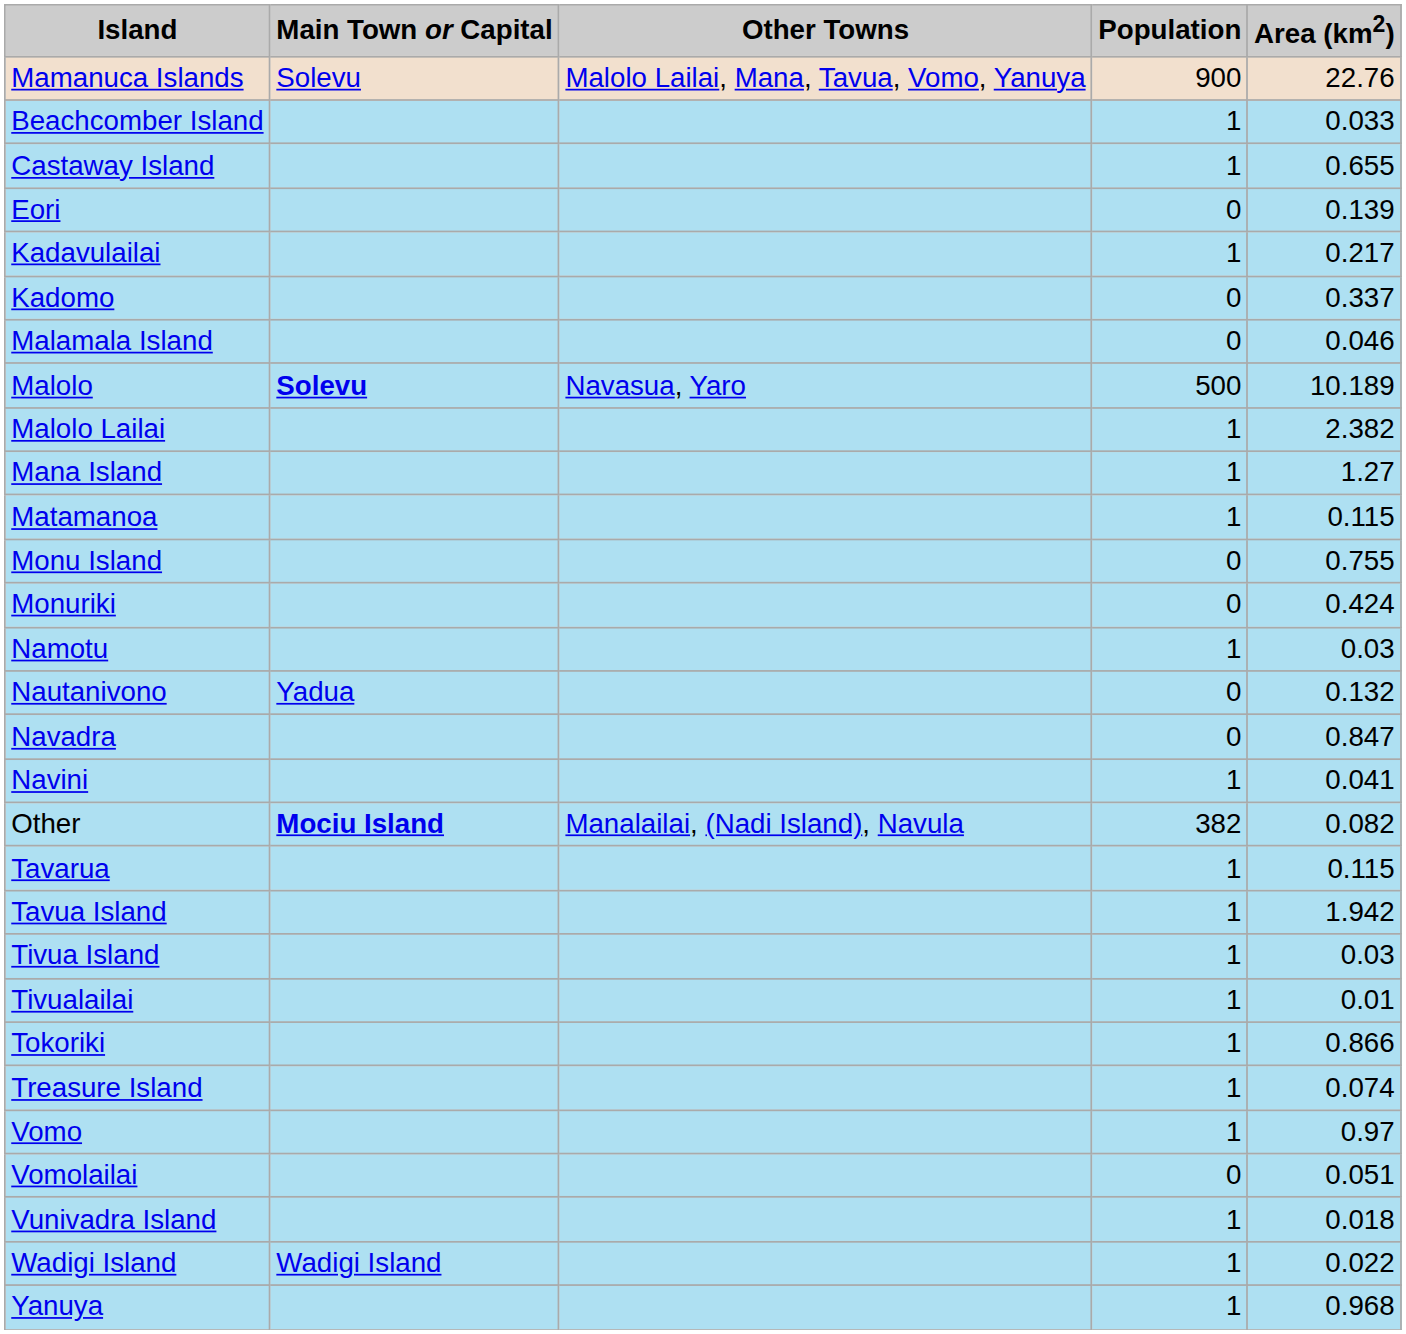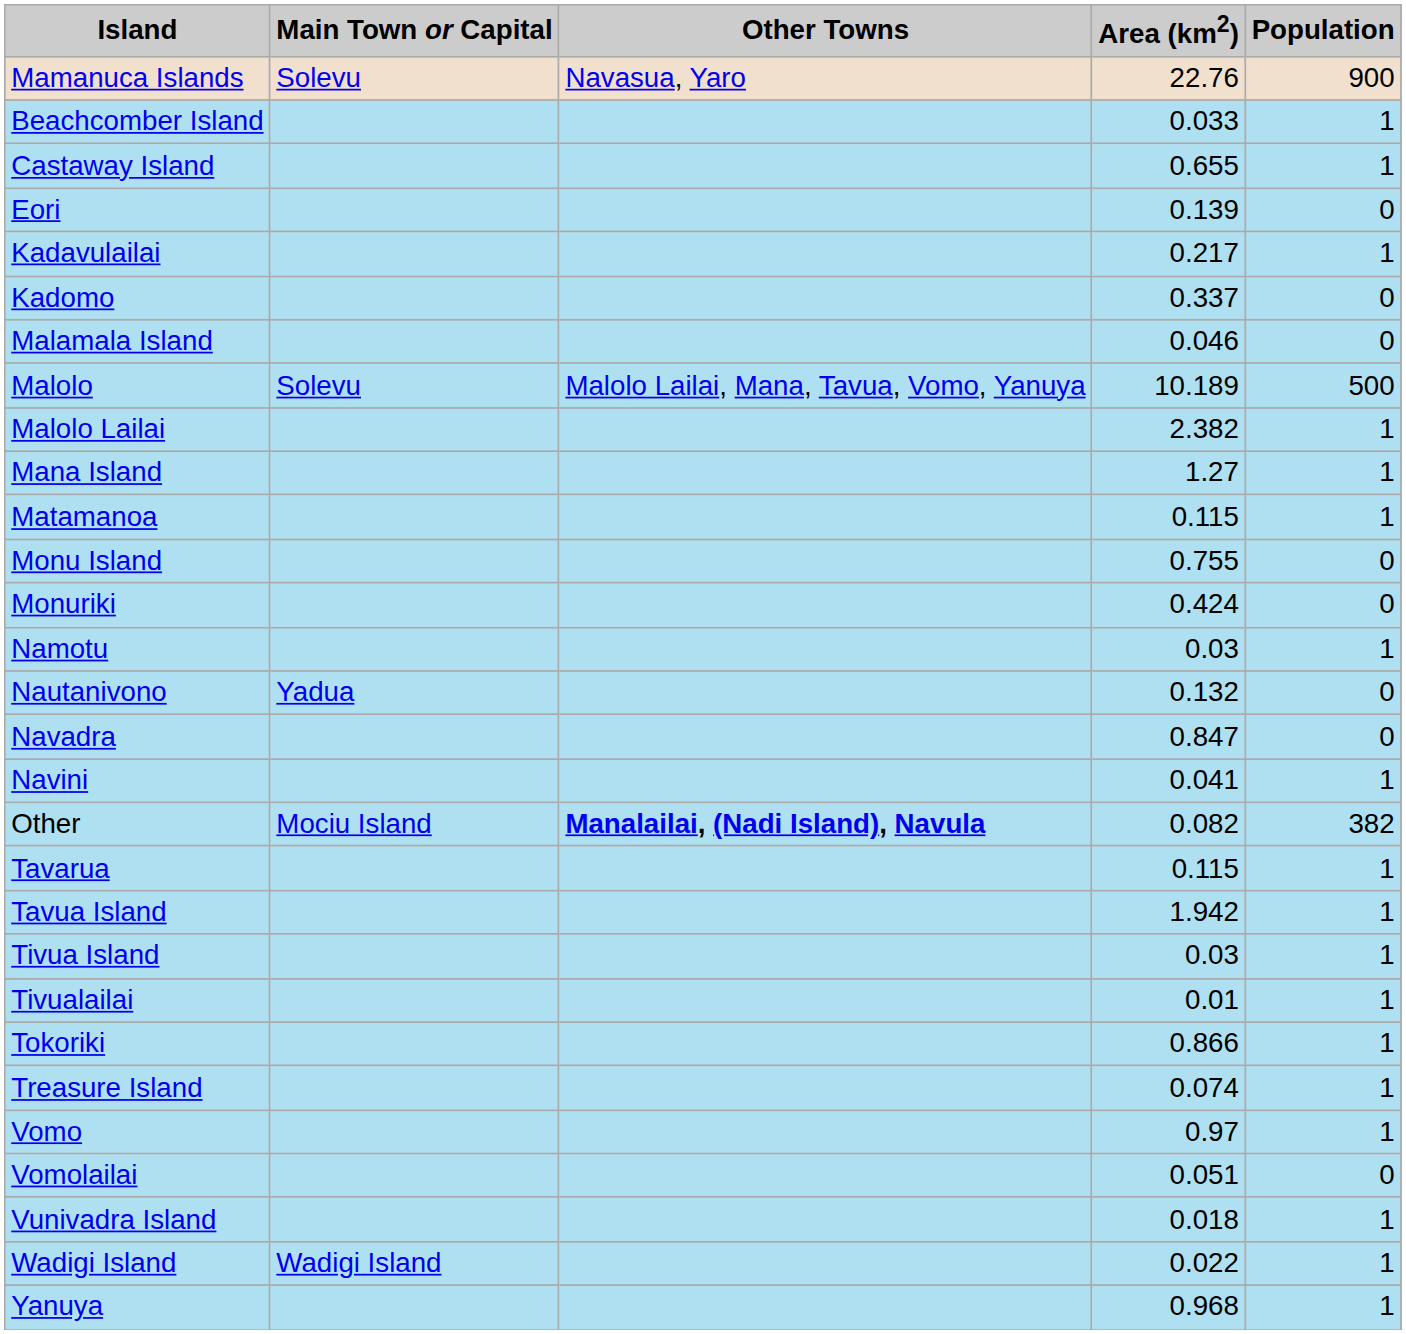columns swapped: (1324, 30) <-> (1170, 30)
(825, 77) Malolo Lailai, Mana, Tavua, Vomo, Yanuya -> (656, 77) Navasua, Yaro
(322, 385) bold -> (319, 385) normal
(656, 385) Navasua, Yaro -> (825, 385) Malolo Lailai, Mana, Tavua, Vomo, Yanuya
(360, 824) bold -> (354, 824) normal
(765, 824) normal -> (775, 824) bold
